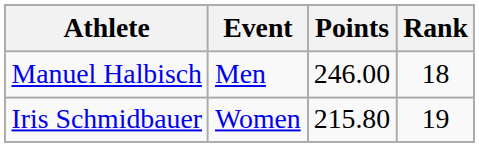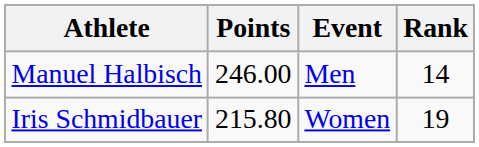columns swapped: (258, 27) <-> (352, 27)
(436, 73) 18 -> (436, 73) 14
